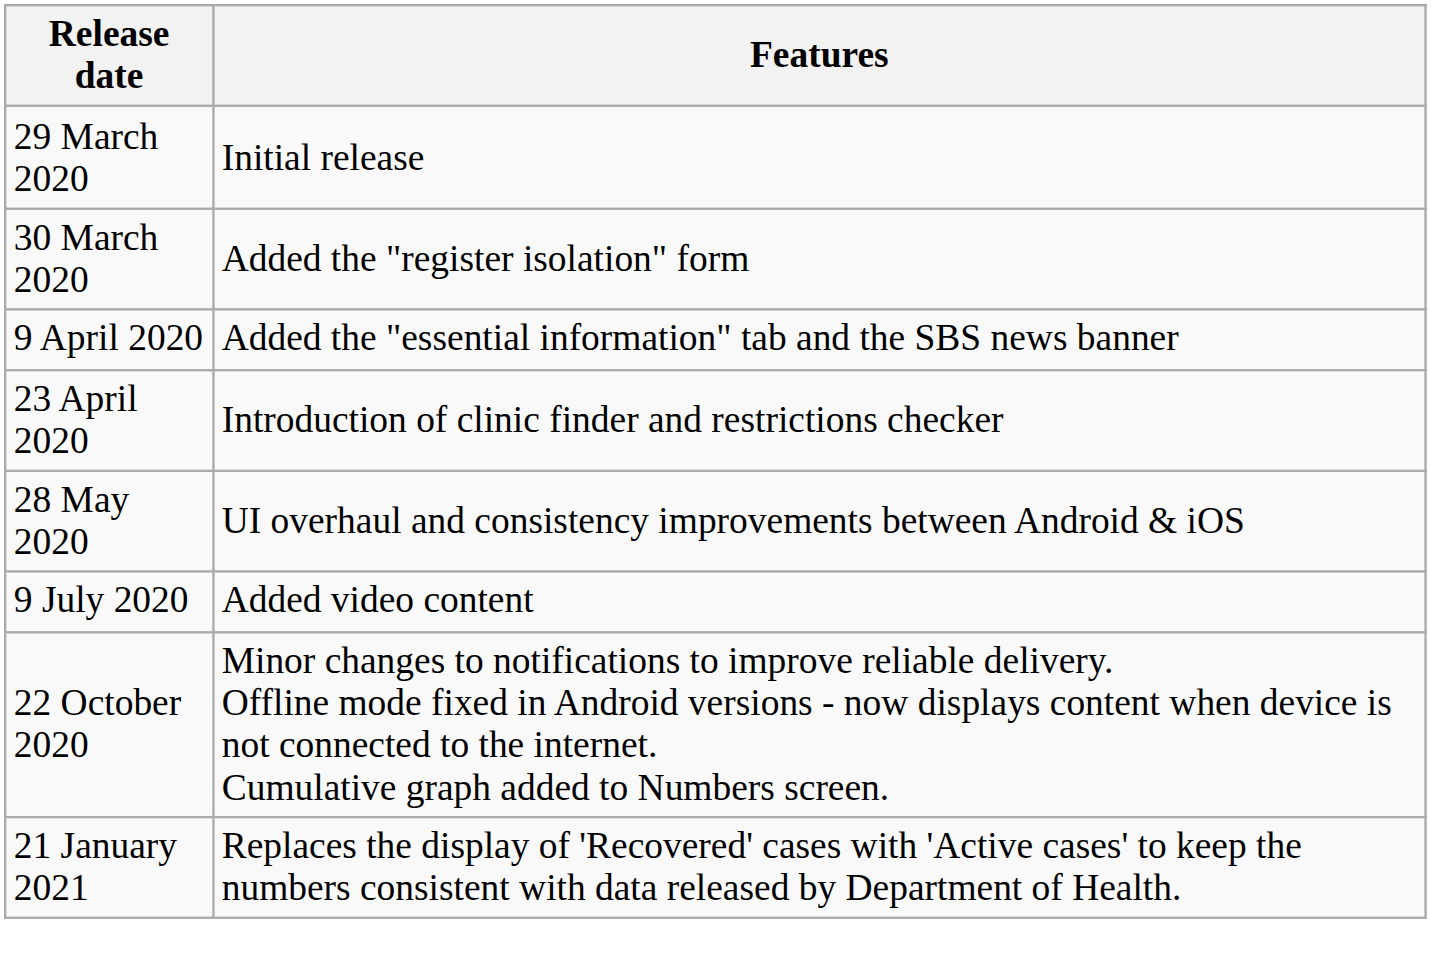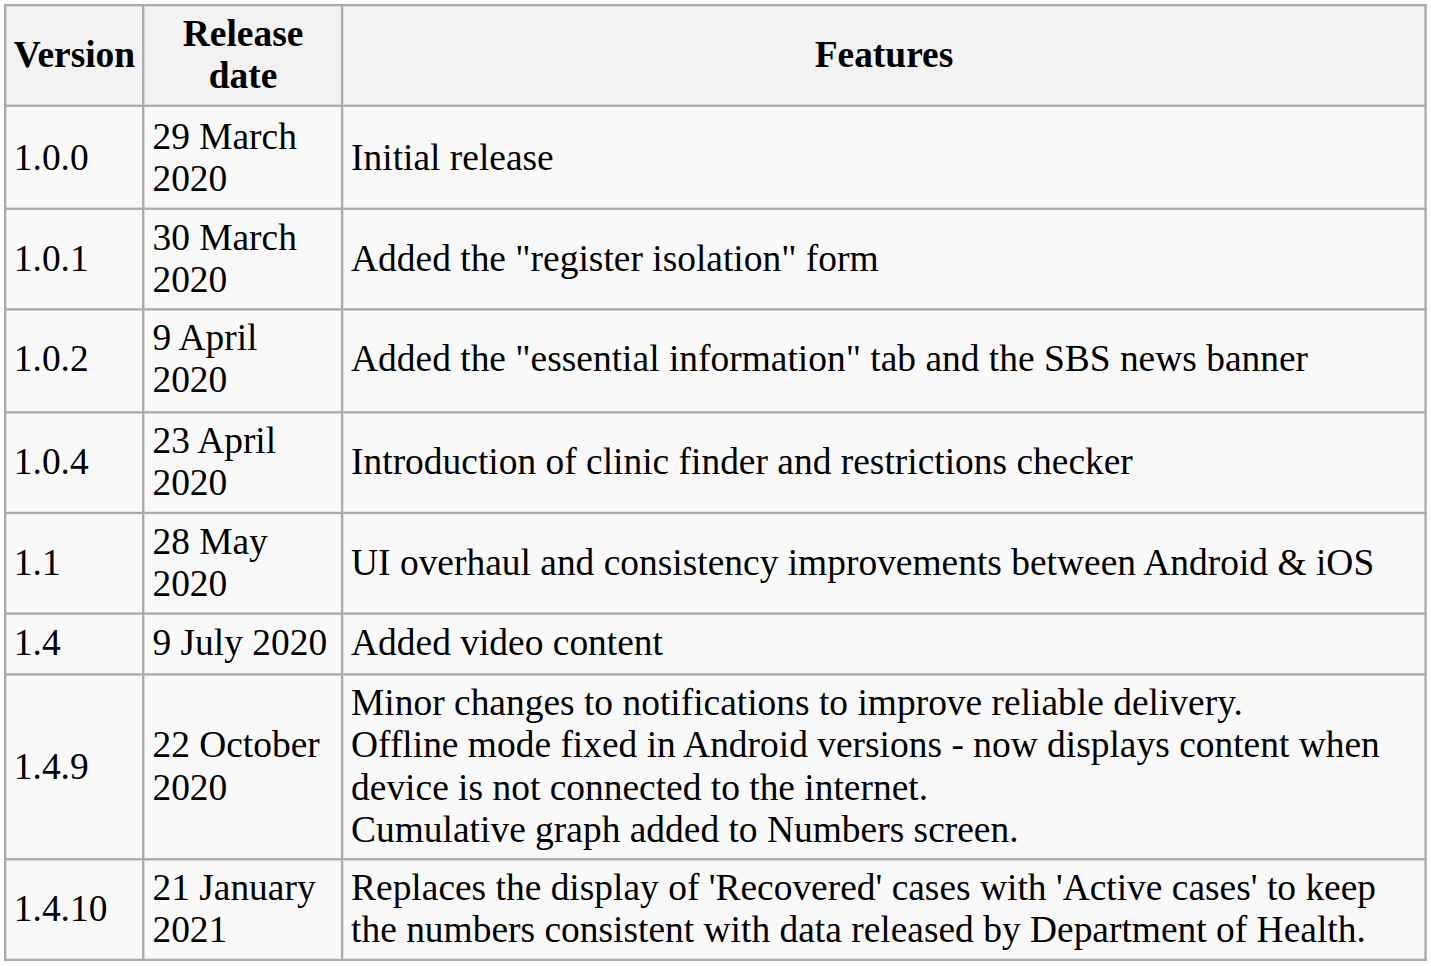+ column: (74, 55)
